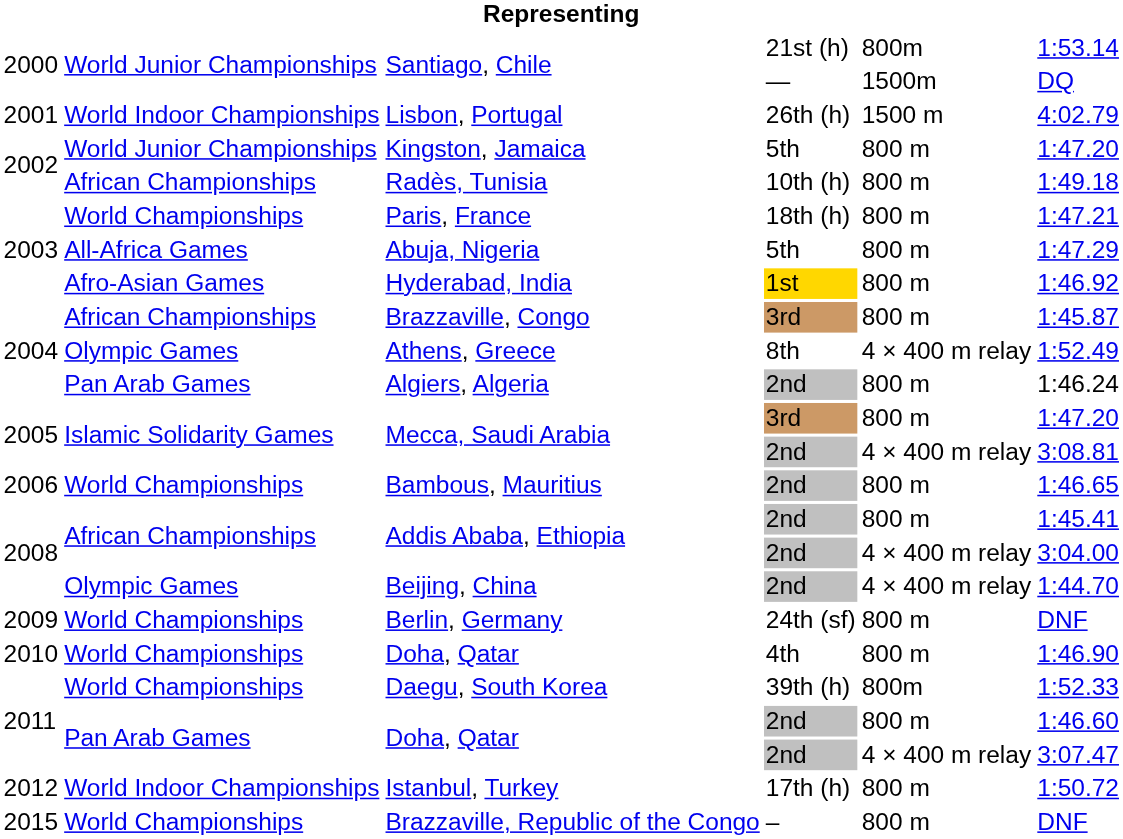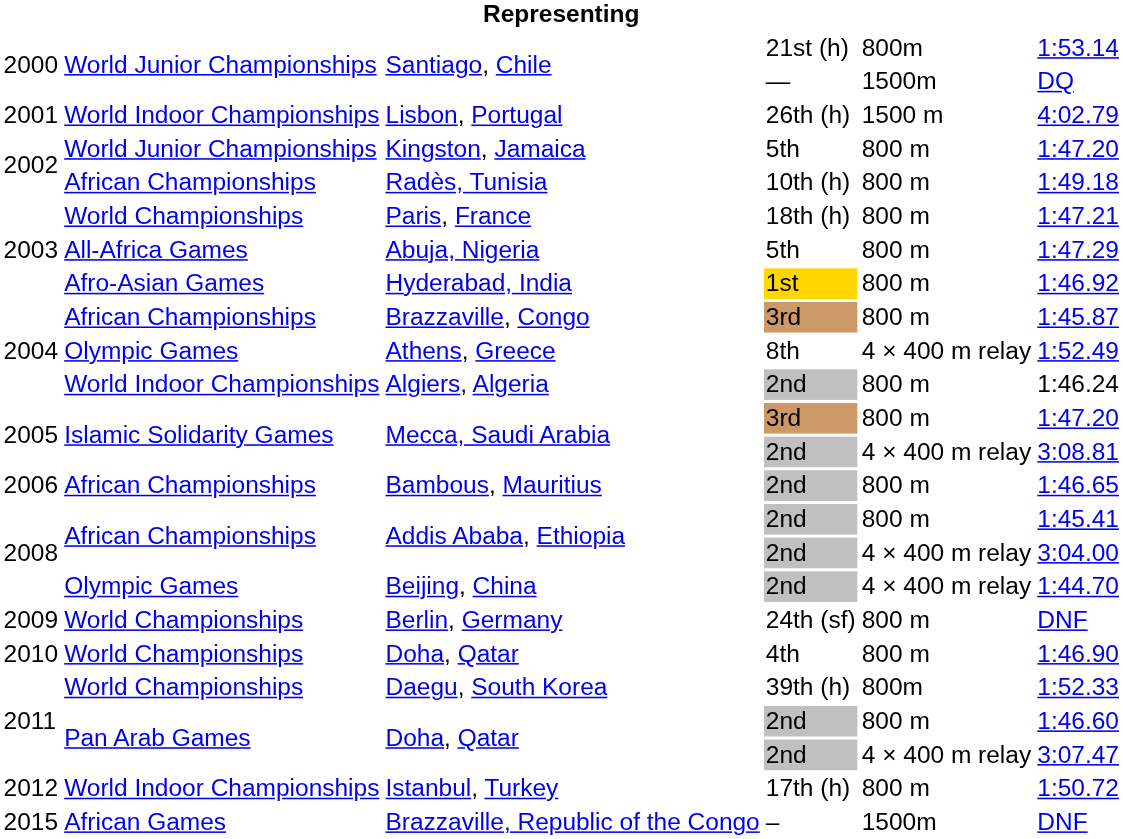(157, 384) Pan Arab Games -> (222, 384) World Indoor Championships
(184, 485) World Championships -> (190, 485) African Championships
(184, 821) World Championships -> (145, 821) African Games
(896, 821) 800 m -> (899, 821) 1500m
